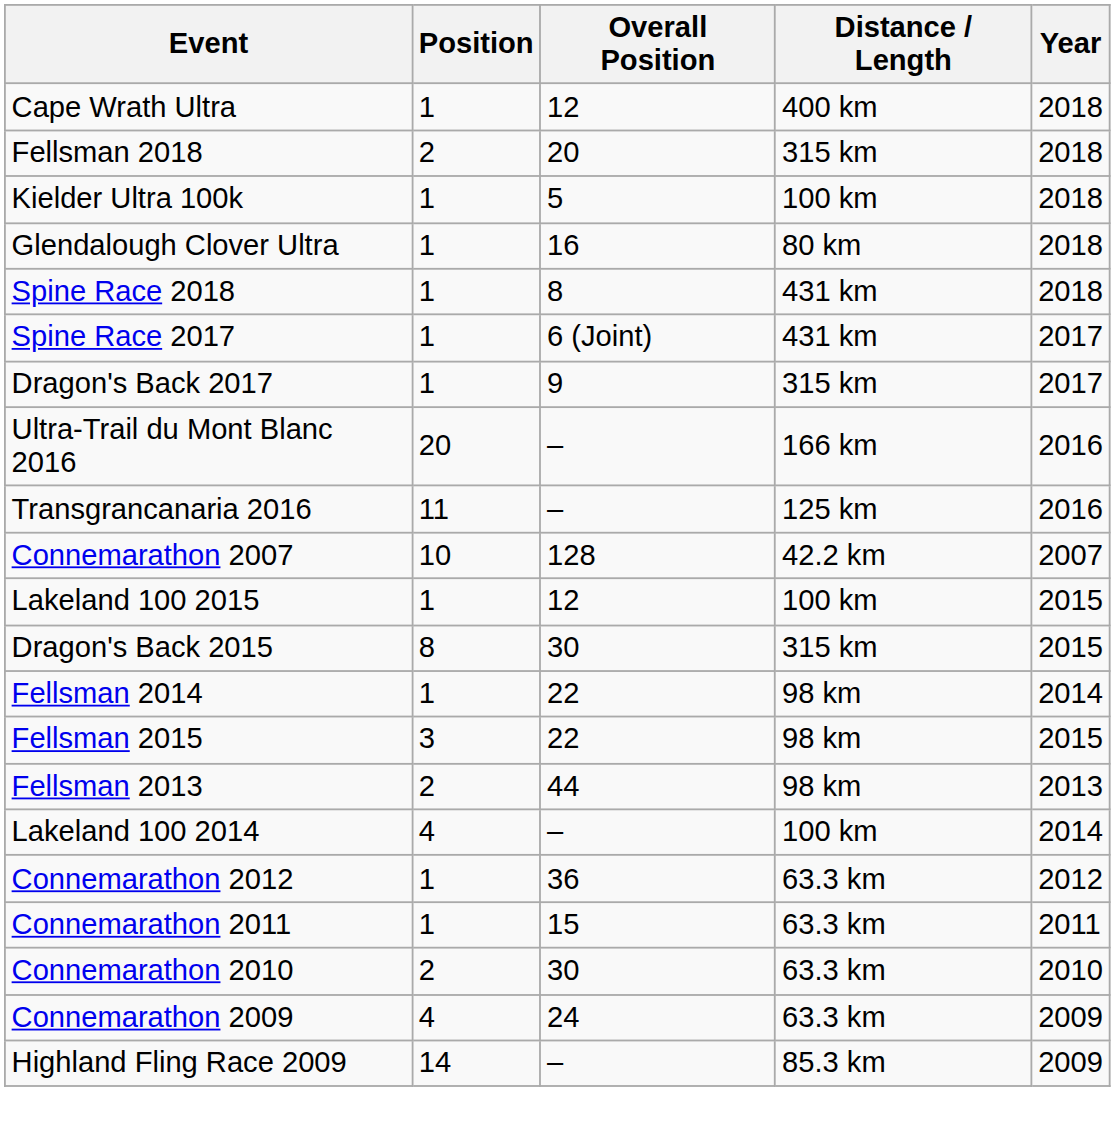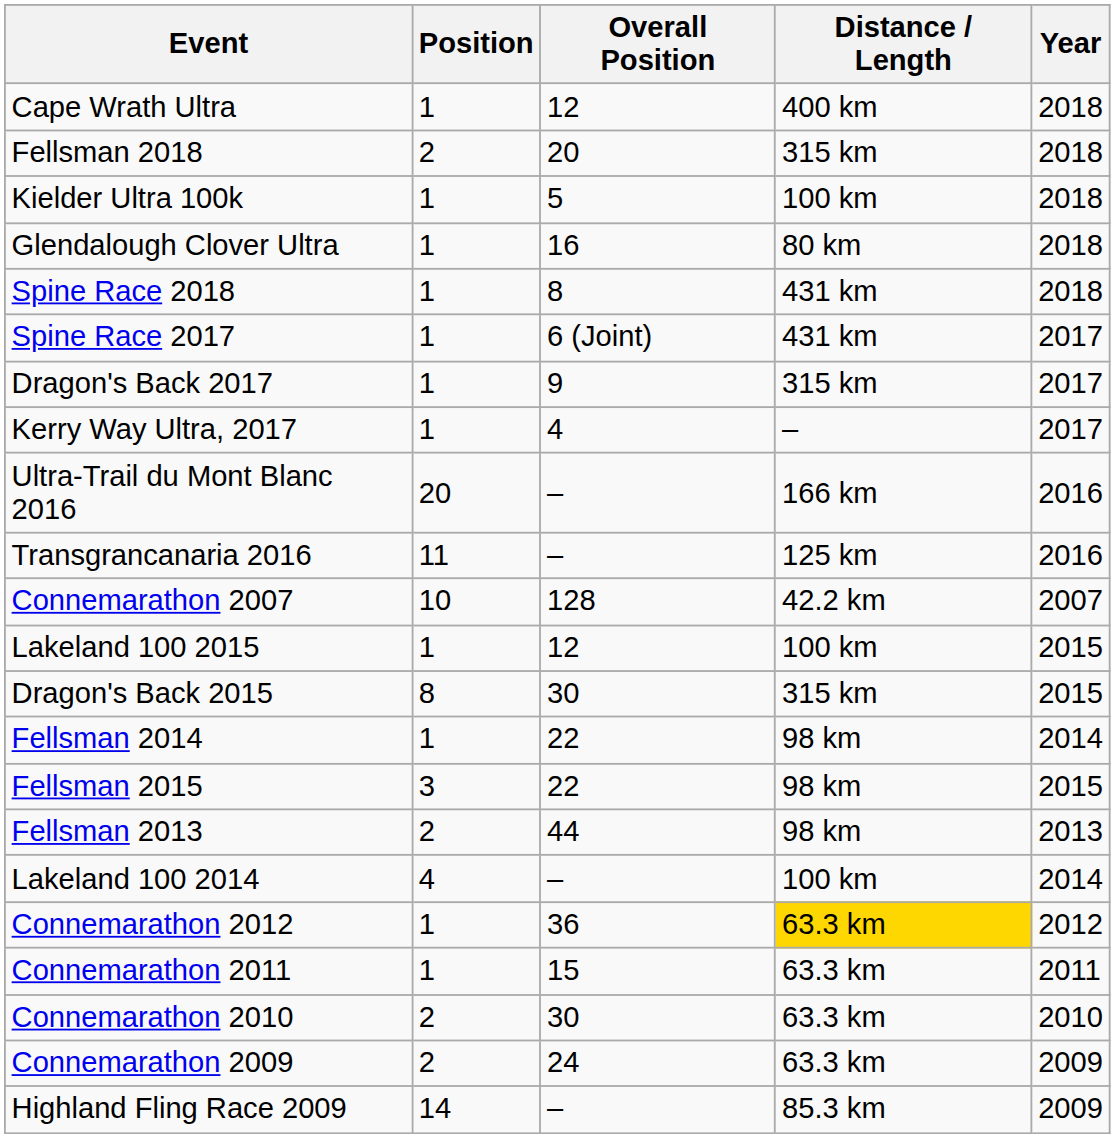+ row: (154, 429)
(834, 878) no background -> (834, 924) gold background
(427, 1016) 4 -> (427, 1062) 2
